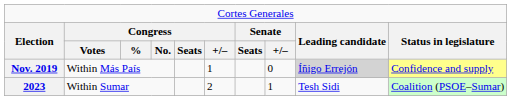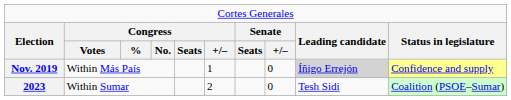(270, 87) 1 -> (270, 87) 0
